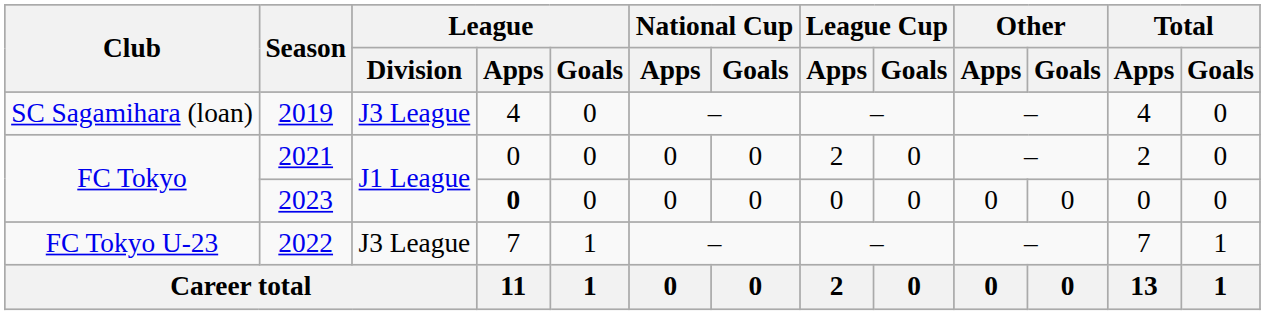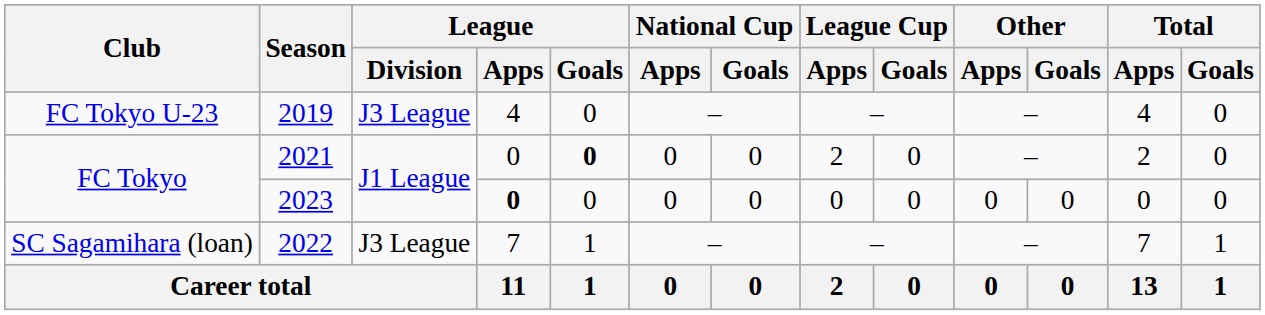(132, 112) SC Sagamihara (loan) -> (132, 112) FC Tokyo U-23
(590, 156) normal -> (590, 156) bold
(132, 243) FC Tokyo U-23 -> (132, 243) SC Sagamihara (loan)
